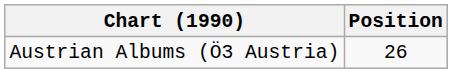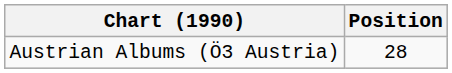(396, 53) 26 -> (396, 53) 28
